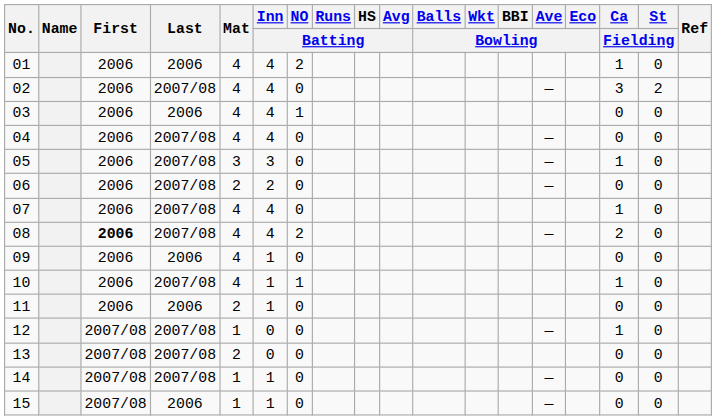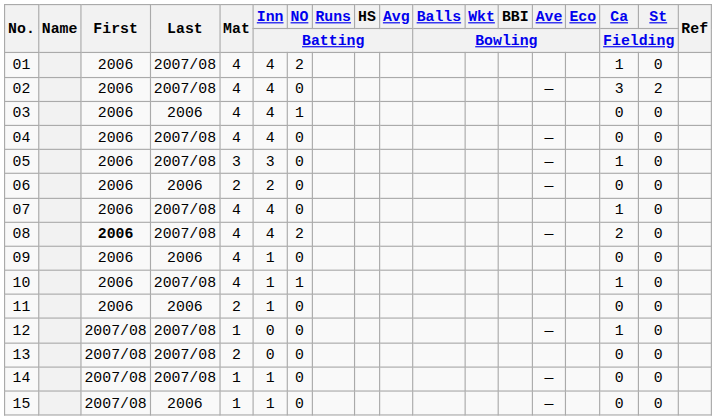(185, 65) 2006 -> (185, 65) 2007/08
(185, 186) 2007/08 -> (185, 186) 2006
